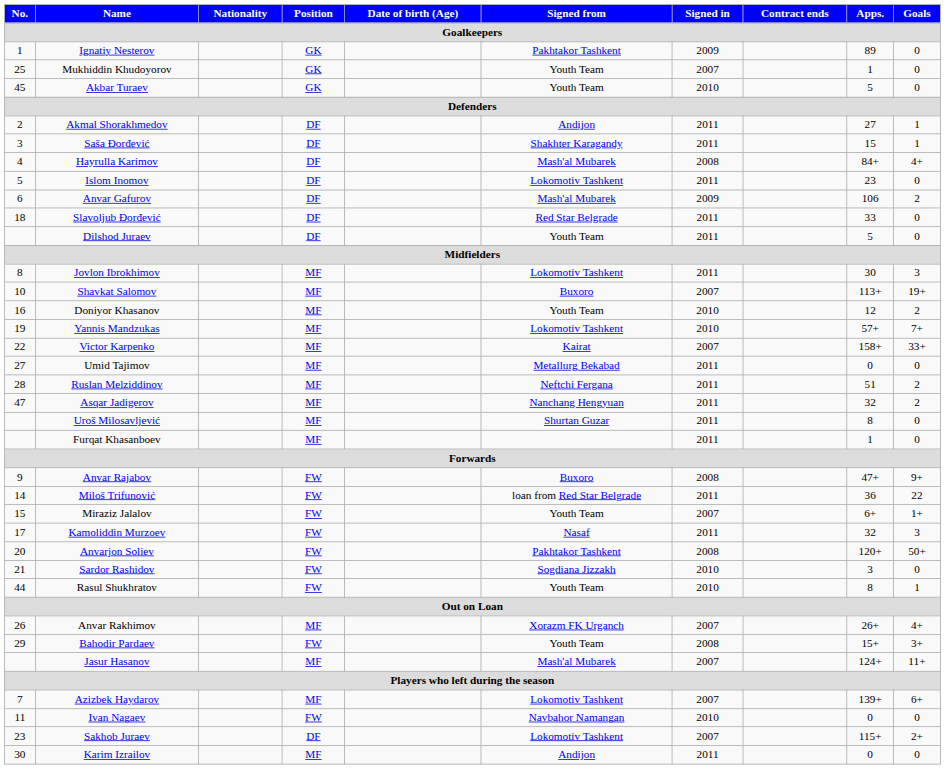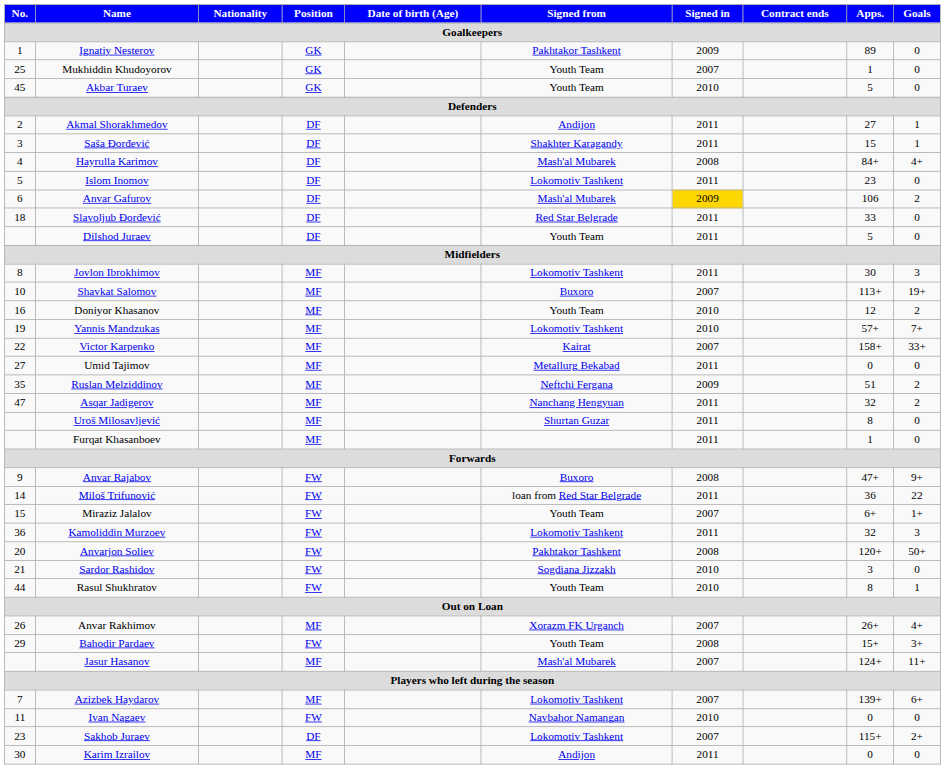(708, 199) no background -> (708, 199) gold background
(20, 384) 28 -> (20, 384) 35
(708, 384) 2011 -> (708, 384) 2009
(20, 532) 17 -> (20, 532) 36
(577, 532) Nasaf -> (577, 532) Lokomotiv Tashkent
